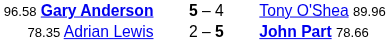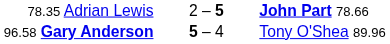rows swapped: (90, 32) <-> (79, 10)
